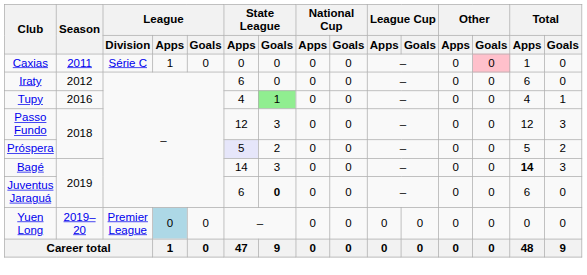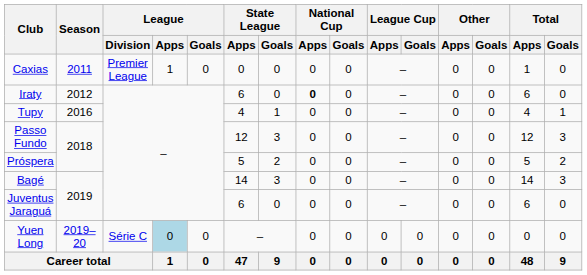(128, 63) Série C -> (128, 69) Premier League
(491, 63) pink background -> (491, 69) no background
(313, 81) normal -> (313, 94) bold
(277, 99) lightgreen background -> (277, 112) no background
(241, 149) lavender background -> (241, 162) no background
(527, 167) bold -> (527, 180) normal
(277, 192) bold -> (277, 205) normal
(128, 223) Premier League -> (128, 236) Série C
